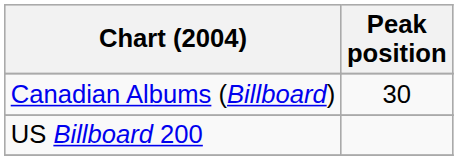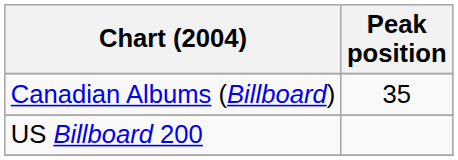(397, 94) 30 -> (397, 94) 35
